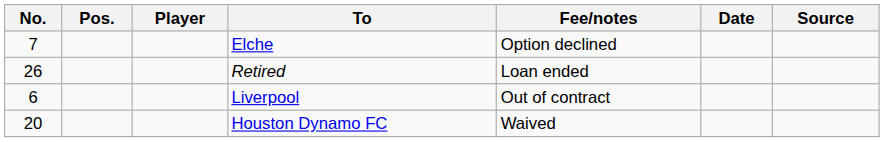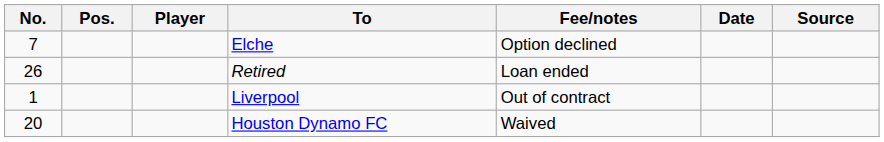(33, 97) 6 -> (33, 97) 1
